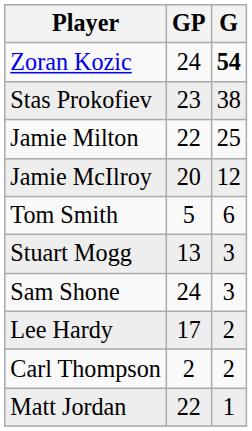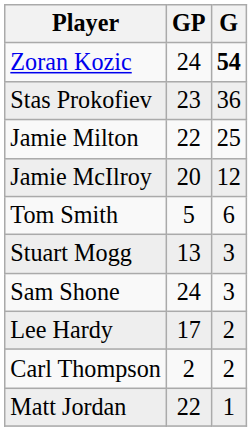(229, 100) 38 -> (229, 100) 36
